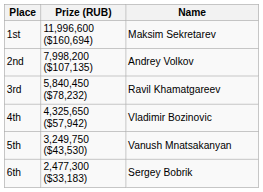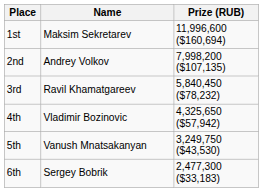columns swapped: (192, 12) <-> (83, 12)
